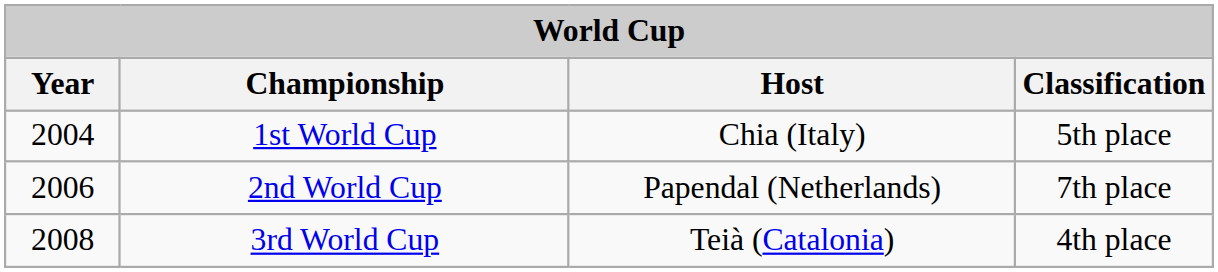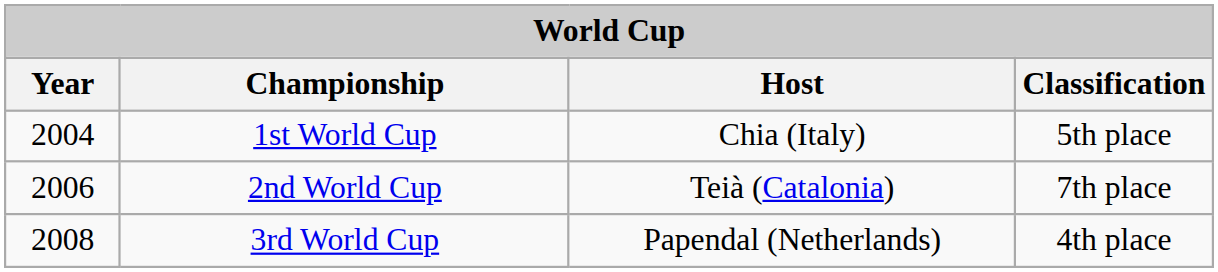(792, 187) Papendal (Netherlands) -> (792, 187) Teià (Catalonia)
(792, 240) Teià (Catalonia) -> (792, 240) Papendal (Netherlands)
